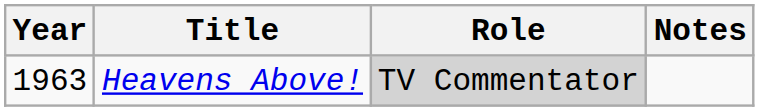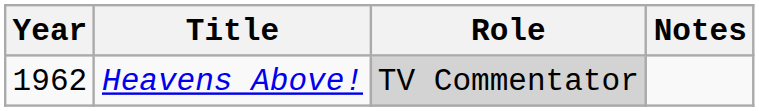(50, 81) 1963 -> (50, 81) 1962
